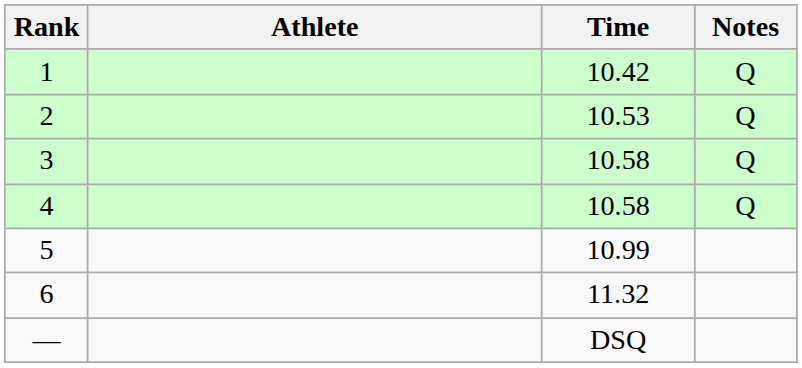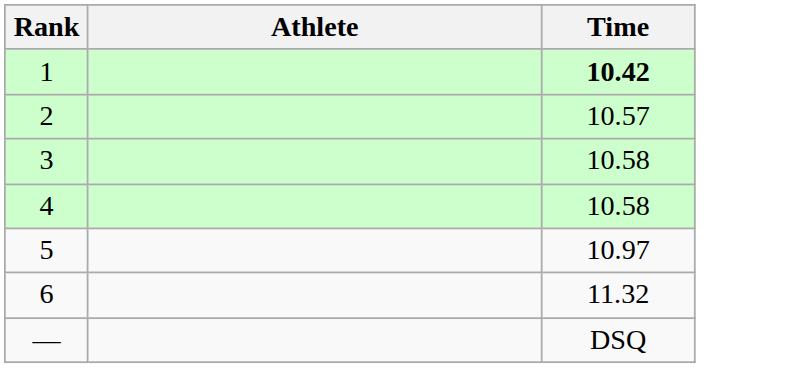- column: (746, 26)
(618, 71) normal -> (618, 71) bold
(618, 116) 10.53 -> (618, 116) 10.57
(618, 250) 10.99 -> (618, 250) 10.97
